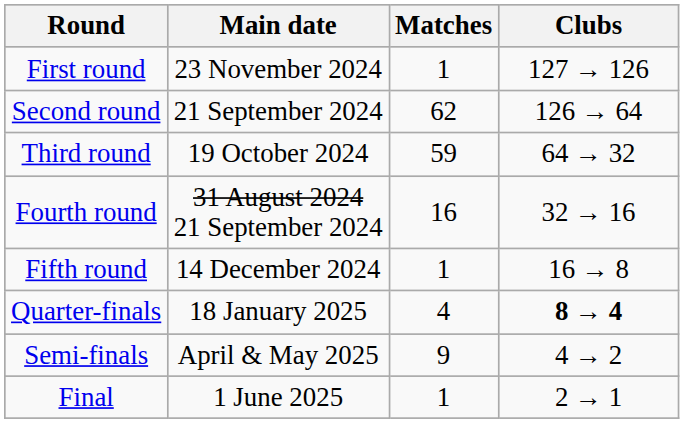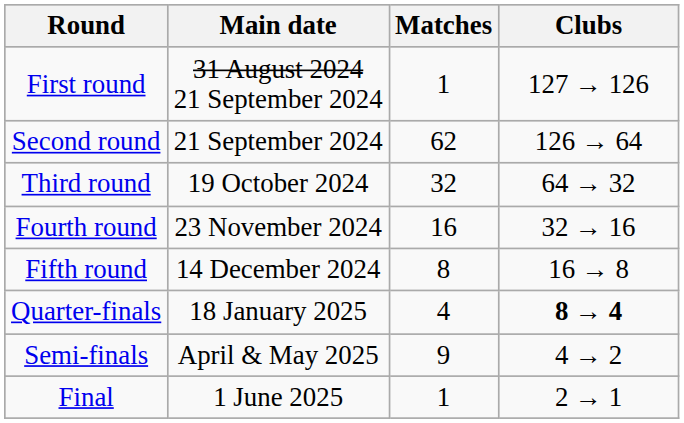(278, 68) 23 November 2024 -> (278, 83) 31 August 2024 21 September 2024
(444, 153) 59 -> (444, 183) 32
(278, 211) 31 August 2024 21 September 2024 -> (278, 226) 23 November 2024
(444, 269) 1 -> (444, 269) 8
